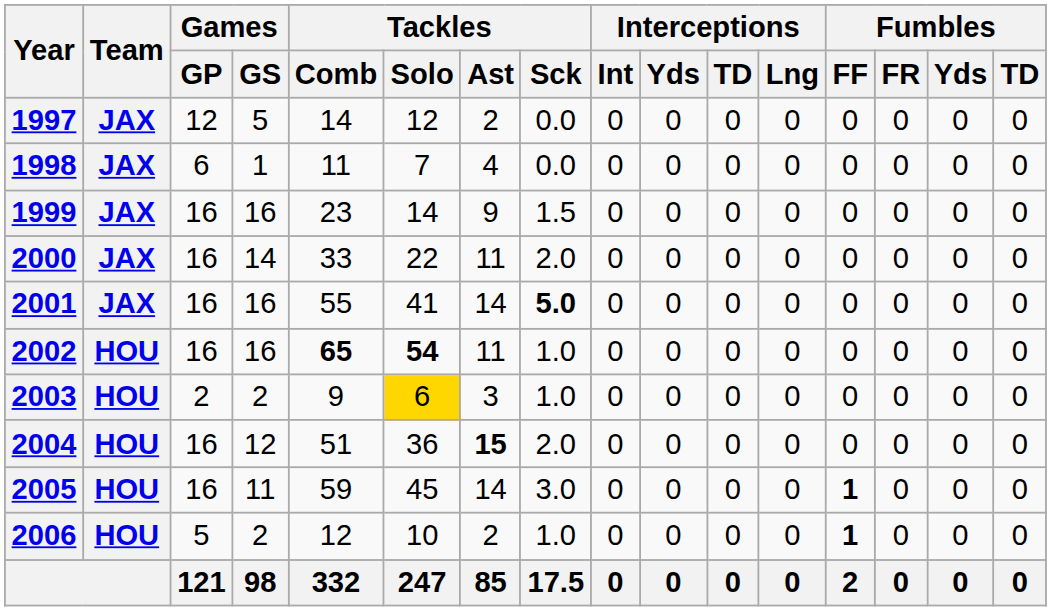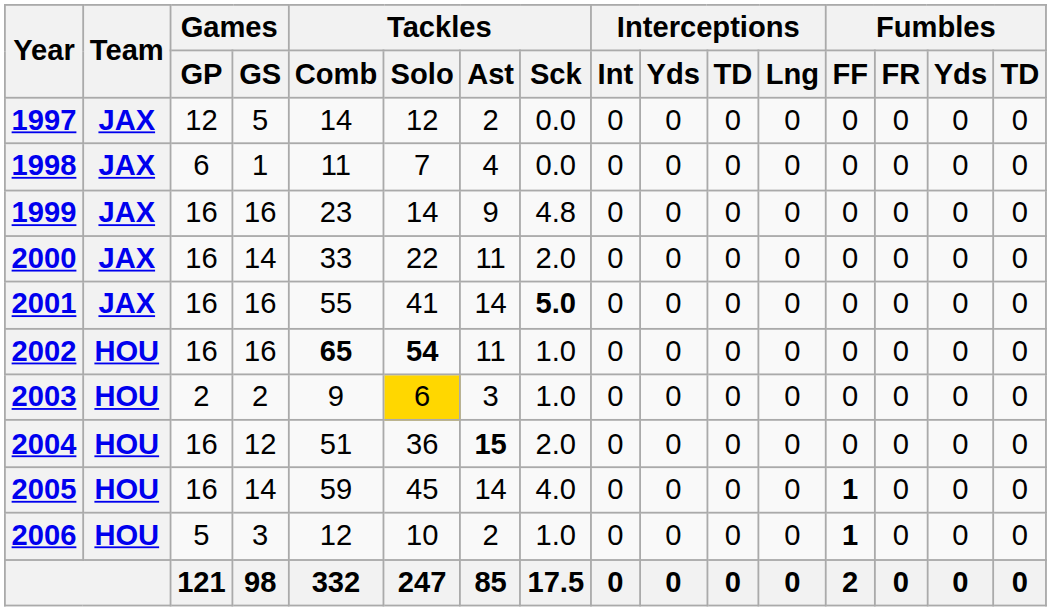(556, 212) 1.5 -> (556, 212) 4.8
(260, 489) 11 -> (260, 489) 14
(556, 489) 3.0 -> (556, 489) 4.0
(260, 535) 2 -> (260, 535) 3
